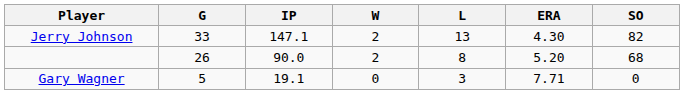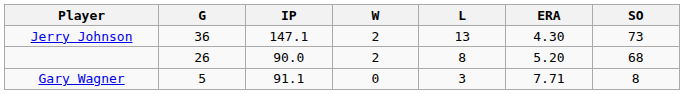(202, 36) 33 -> (202, 36) 36
(636, 36) 82 -> (636, 36) 73
(289, 79) 19.1 -> (289, 79) 91.1
(636, 79) 0 -> (636, 79) 8
